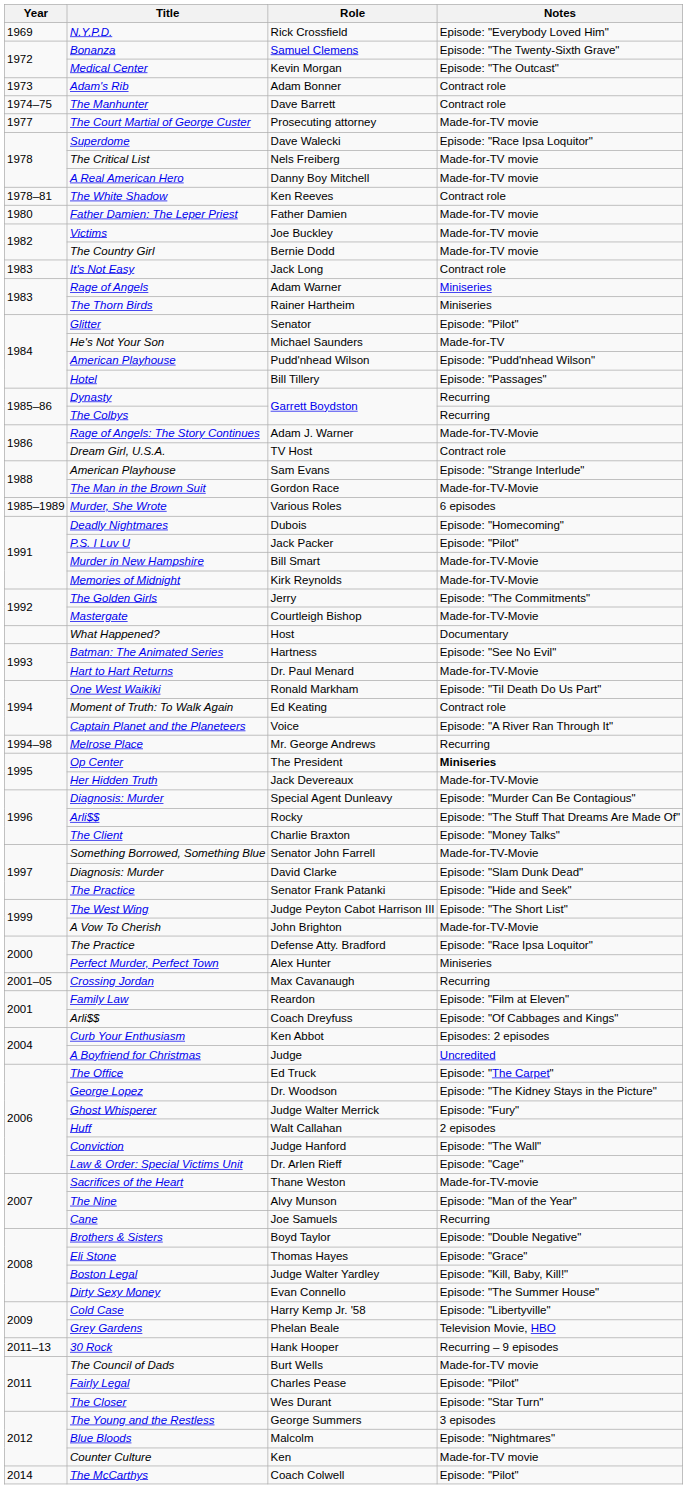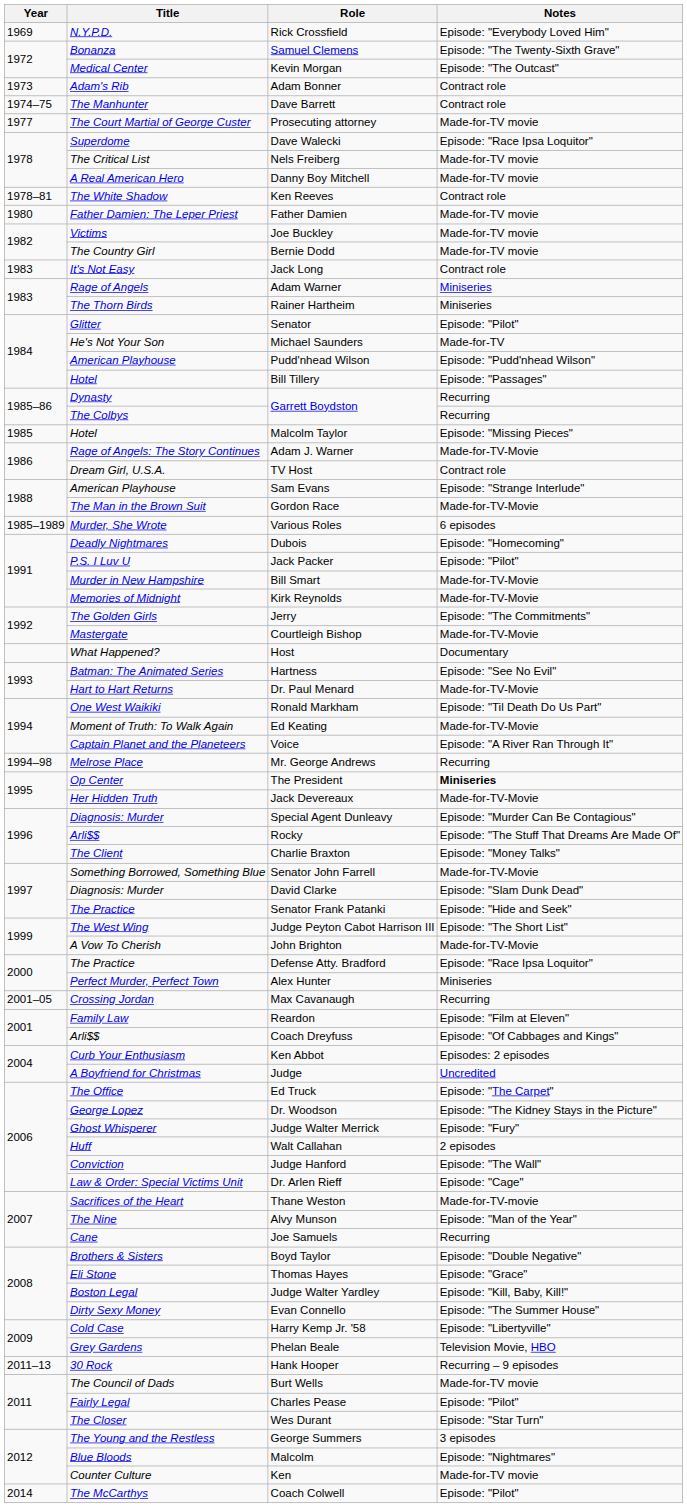+ row: (83, 433)
(473, 707) Contract role -> (489, 726) Made-for-TV-Movie
